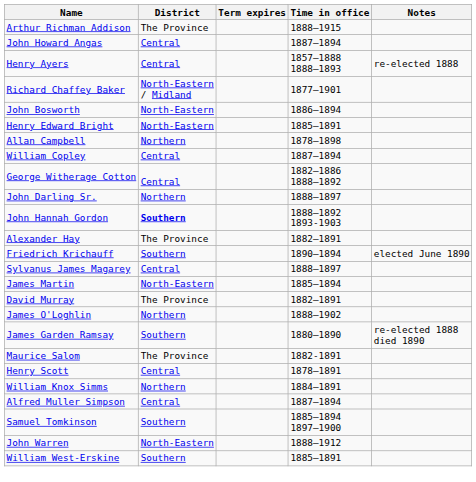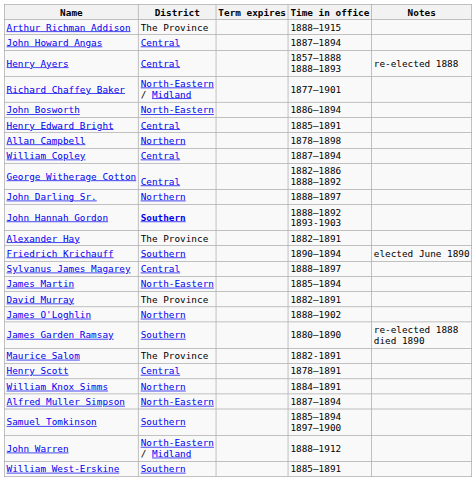(177, 125) North-Eastern -> (160, 125) Central
(160, 402) Central -> (177, 402) North-Eastern
(177, 443) North-Eastern -> (177, 448) North-Eastern / Midland
